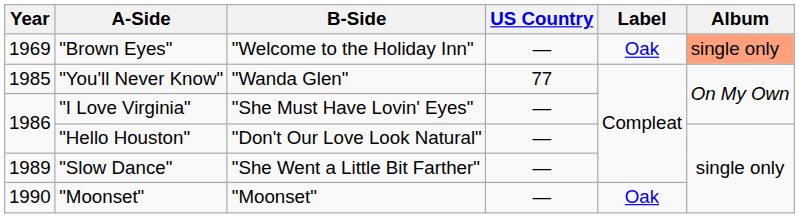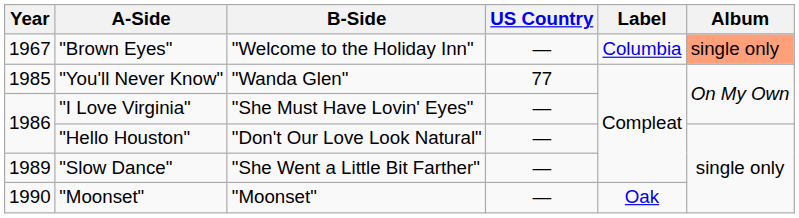(30, 49) 1969 -> (30, 49) 1967
(642, 49) Oak -> (642, 49) Columbia
